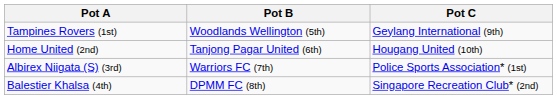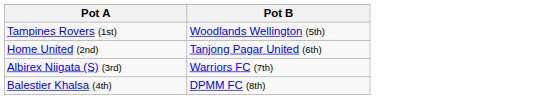- column: (461, 13)
